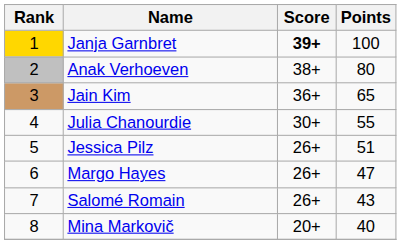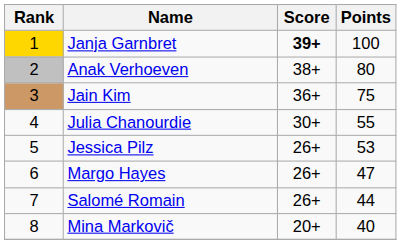(366, 95) 65 -> (366, 95) 75
(366, 148) 51 -> (366, 148) 53
(366, 200) 43 -> (366, 200) 44
